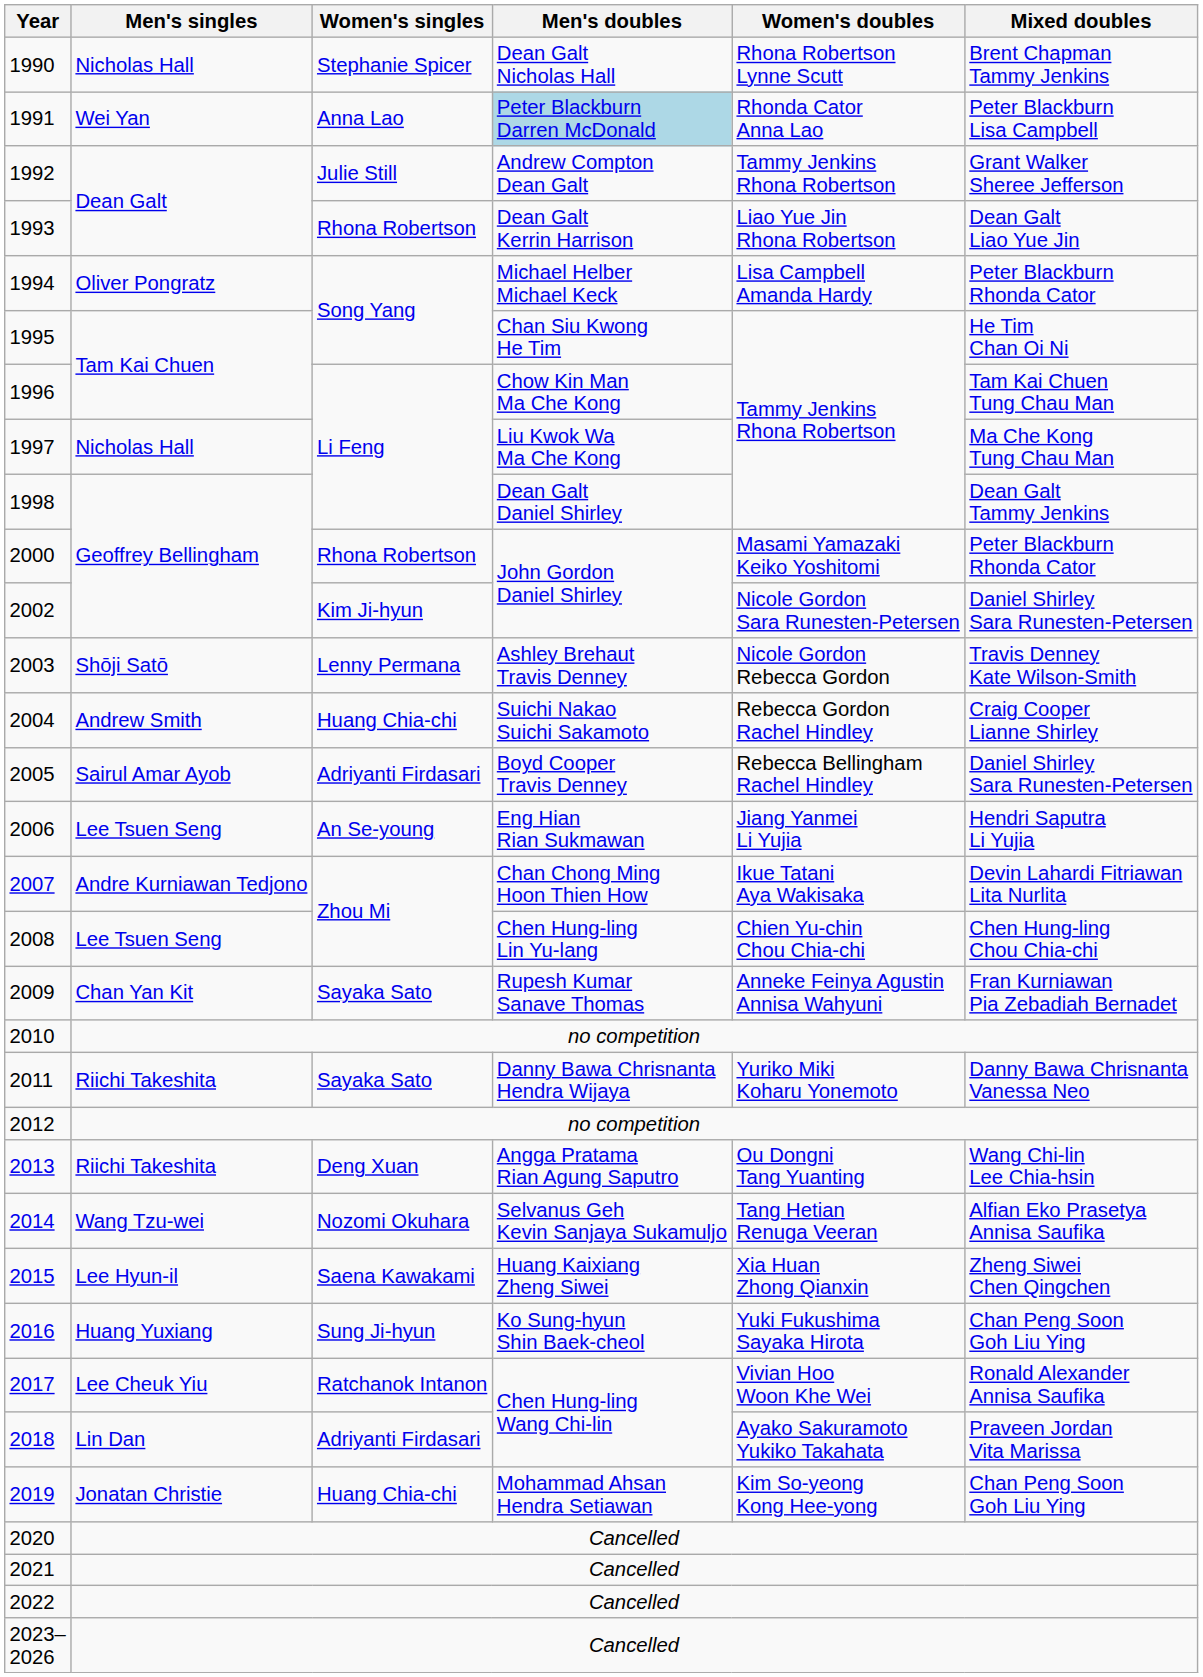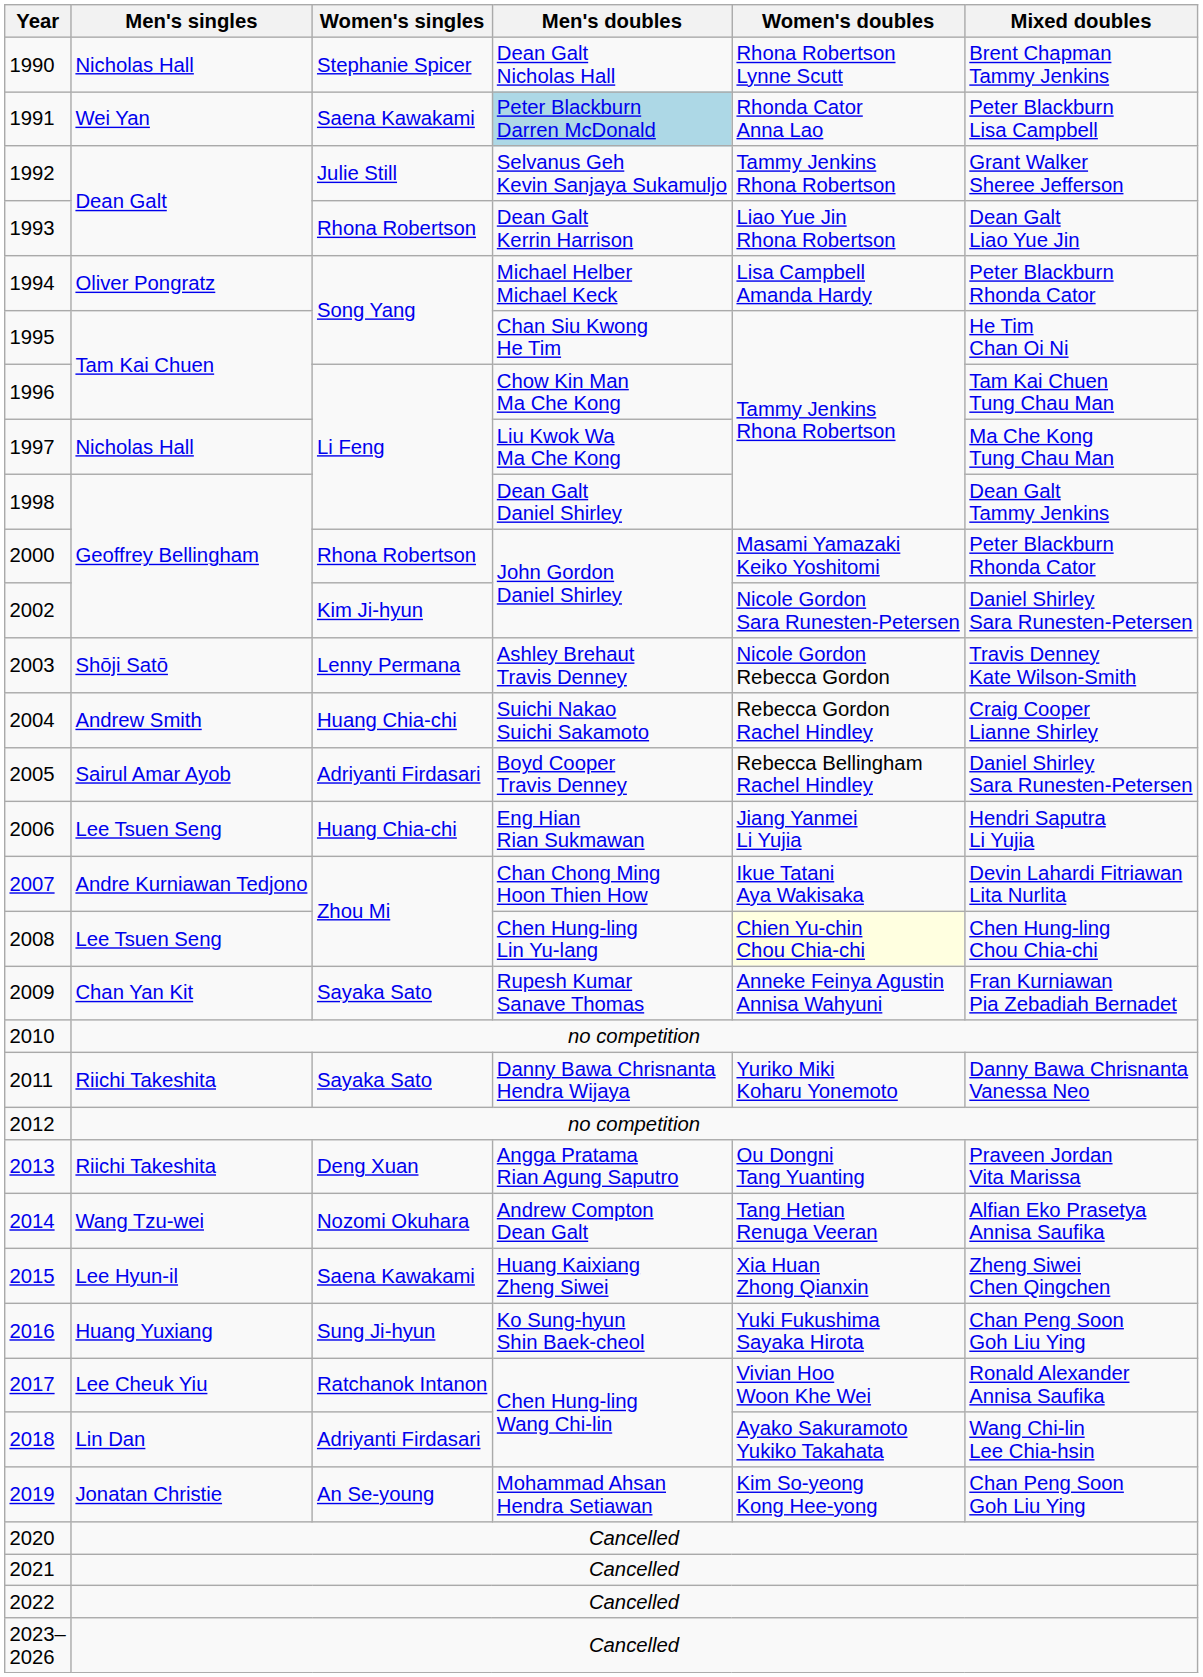(360, 119) Anna Lao -> (396, 119) Saena Kawakami
(575, 174) Andrew Compton Dean Galt -> (612, 174) Selvanus Geh Kevin Sanjaya Sukamuljo
(376, 829) An Se-young -> (387, 829) Huang Chia-chi
(801, 939) no background -> (801, 939) lightyellow background
(1032, 1167) Wang Chi-lin Lee Chia-hsin -> (1041, 1167) Praveen Jordan Vita Marissa
(612, 1221) Selvanus Geh Kevin Sanjaya Sukamuljo -> (575, 1221) Andrew Compton Dean Galt
(1041, 1440) Praveen Jordan Vita Marissa -> (1032, 1440) Wang Chi-lin Lee Chia-hsin
(387, 1495) Huang Chia-chi -> (376, 1495) An Se-young
